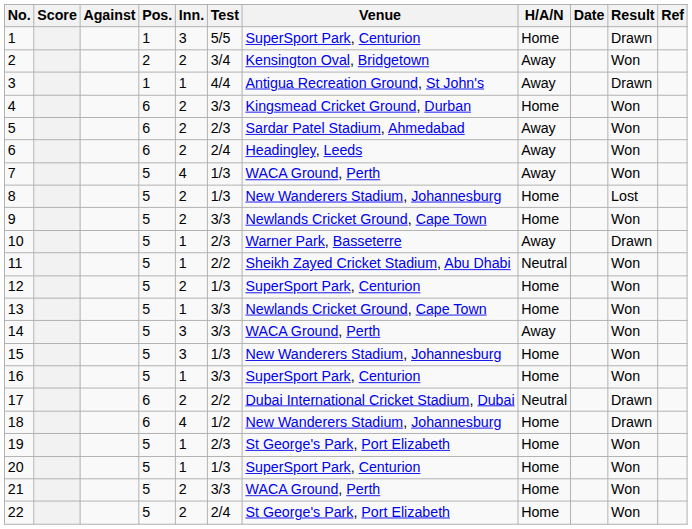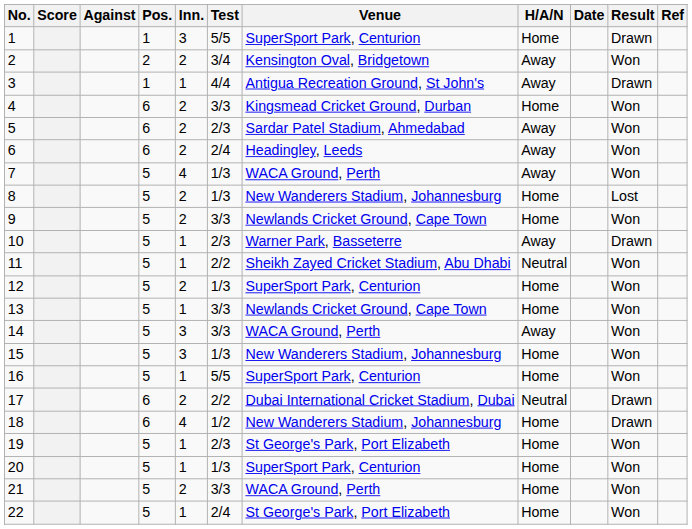(221, 377) 3/3 -> (221, 377) 5/5
(183, 512) 2 -> (183, 512) 1
